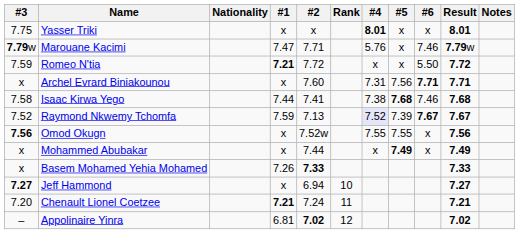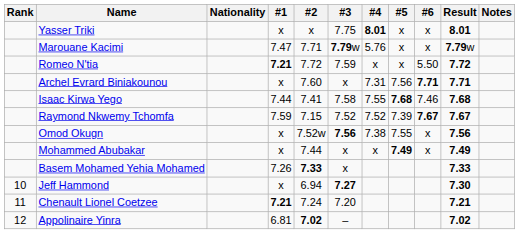columns swapped: (346, 13) <-> (21, 13)
(428, 47) 7.46 -> (428, 47) x
(375, 99) 7.38 -> (375, 99) 7.55
(314, 116) 7.13 -> (311, 116) 7.15
(375, 116) lavender background -> (375, 116) no background
(375, 133) 7.55 -> (375, 133) 7.38
(460, 185) 7.27 -> (460, 185) 7.30
